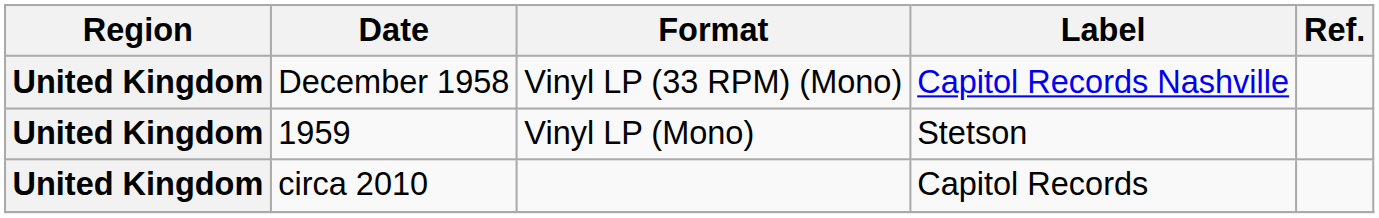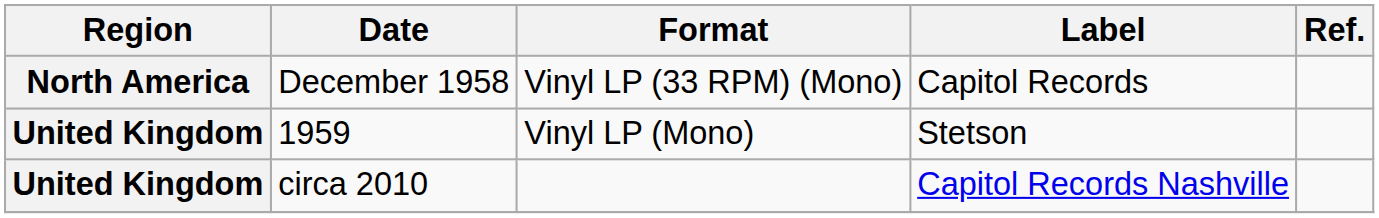(138, 81) United Kingdom -> (138, 81) North America
(1103, 81) Capitol Records Nashville -> (1033, 81) Capitol Records
(1033, 184) Capitol Records -> (1103, 184) Capitol Records Nashville
